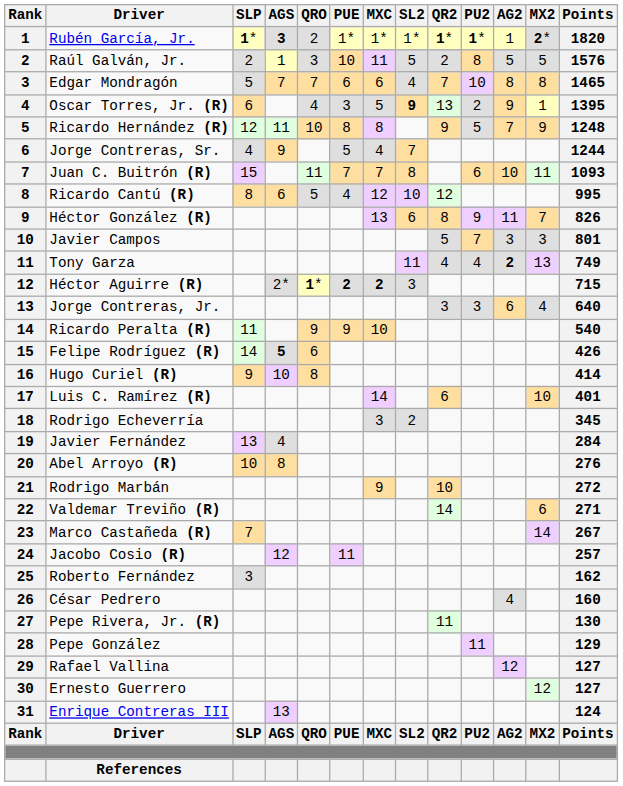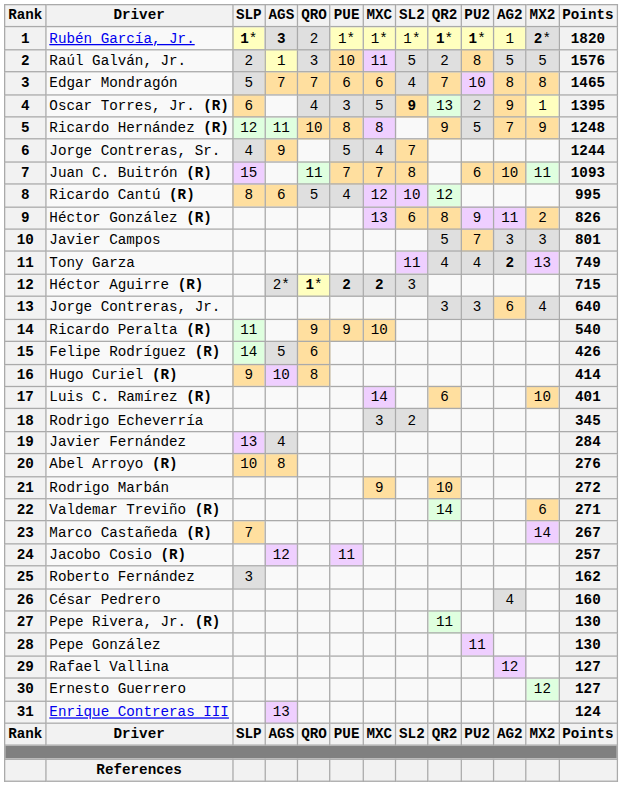(542, 218) 7 -> (542, 218) 2
(281, 353) bold -> (281, 353) normal
(588, 645) 129 -> (588, 645) 130
